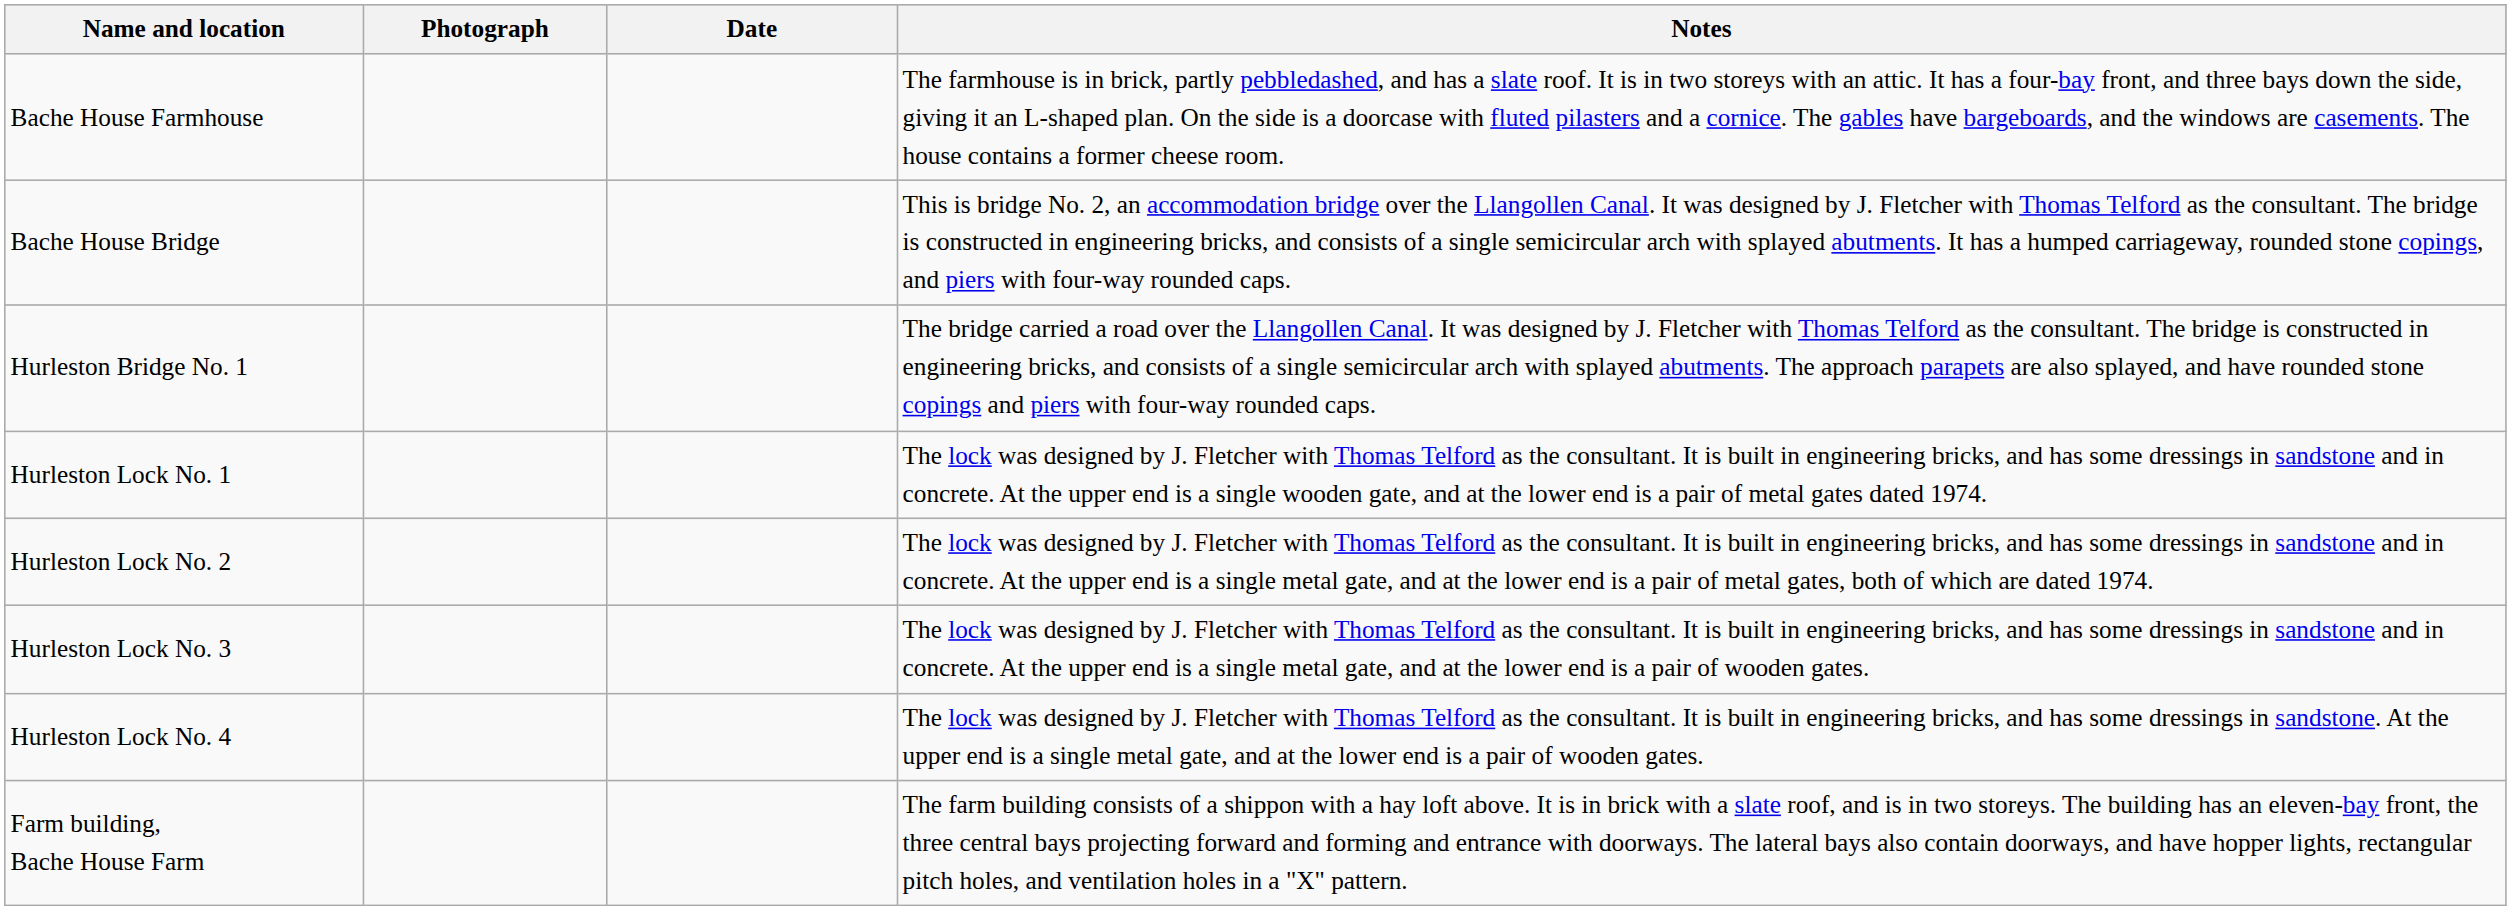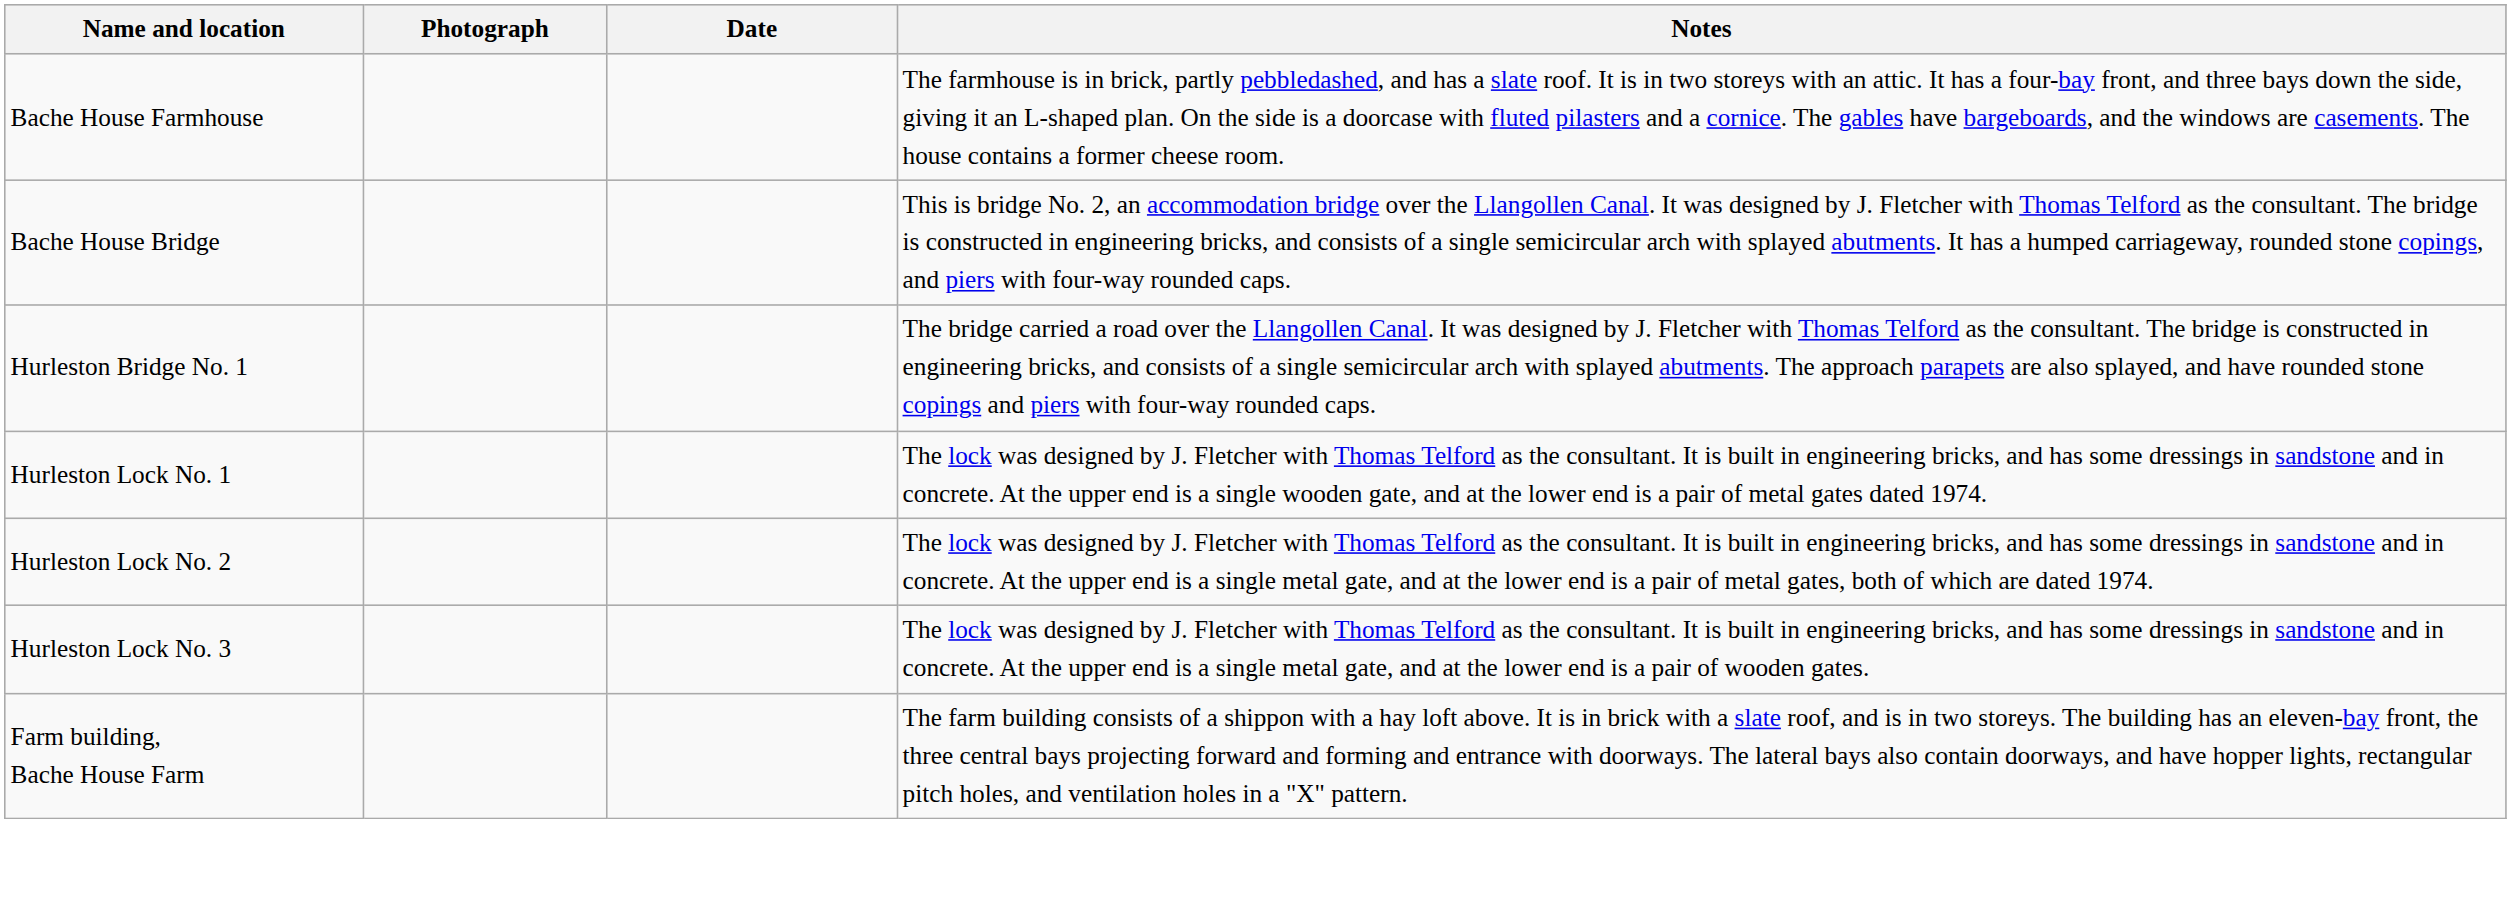- row: (121, 736)
